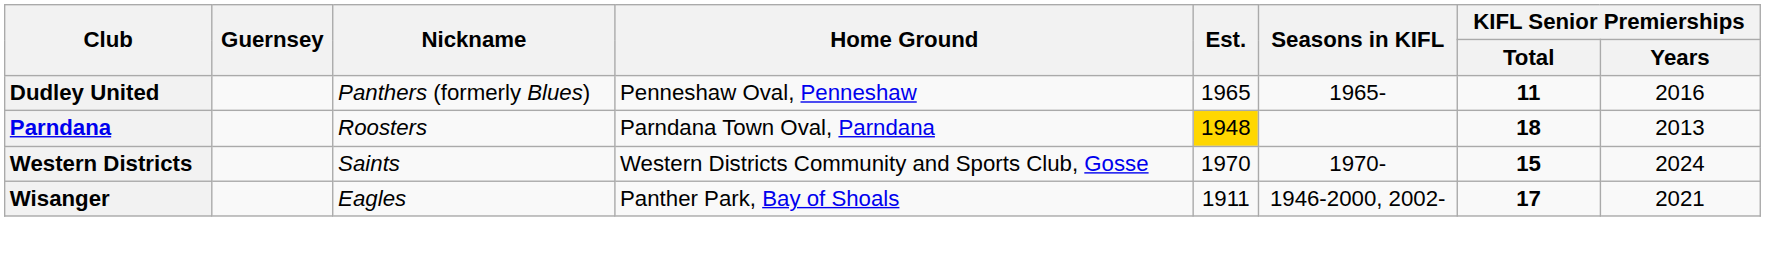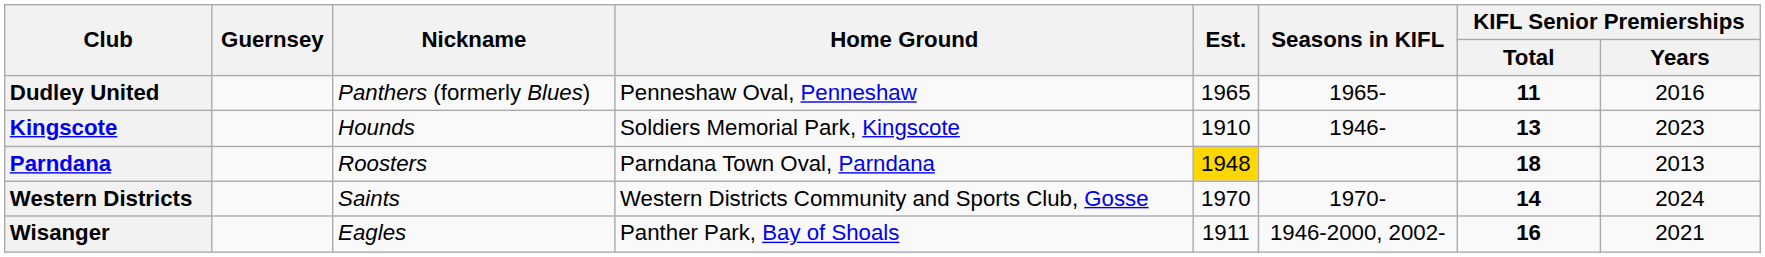+ row: (64, 127)
(1529, 163) 15 -> (1529, 198) 14
(1529, 198) 17 -> (1529, 233) 16
